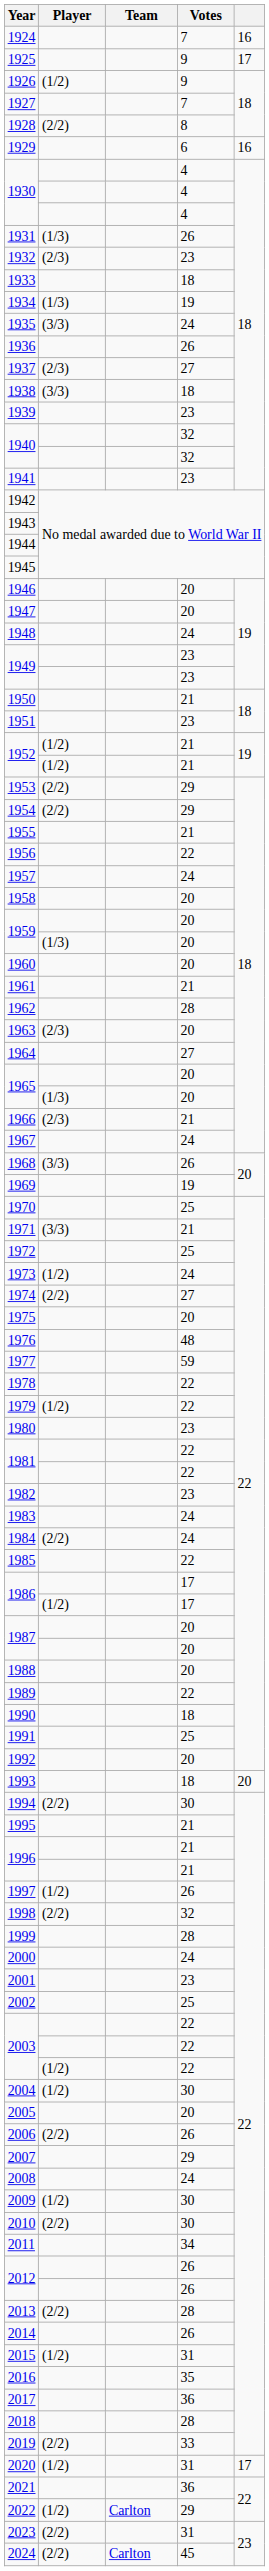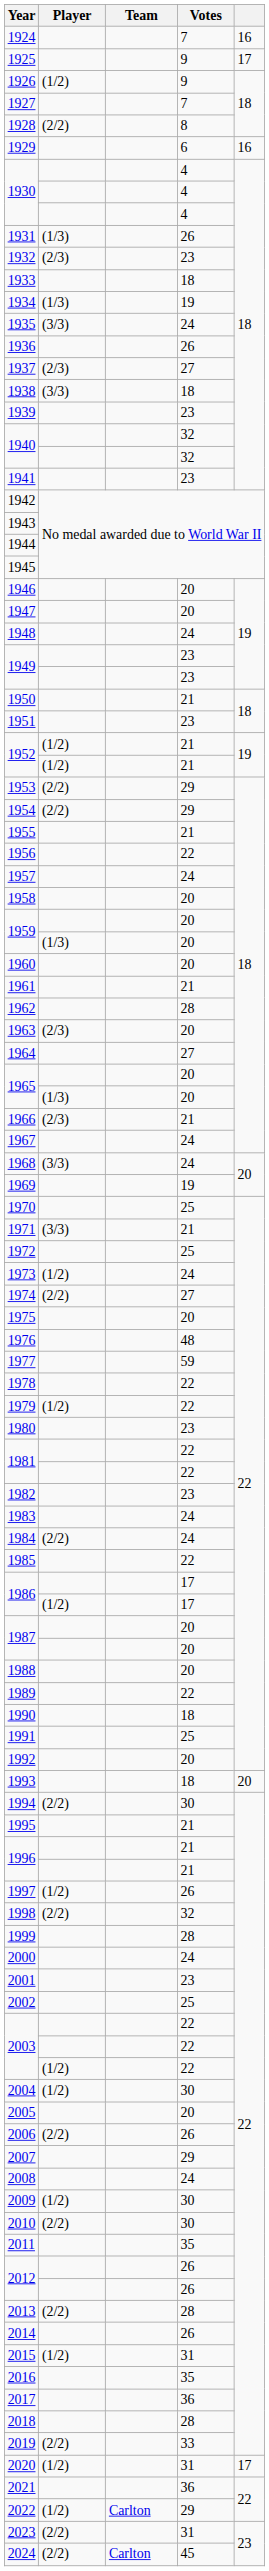(187, 1163) 26 -> (187, 1163) 24
(187, 2245) 34 -> (187, 2245) 35
